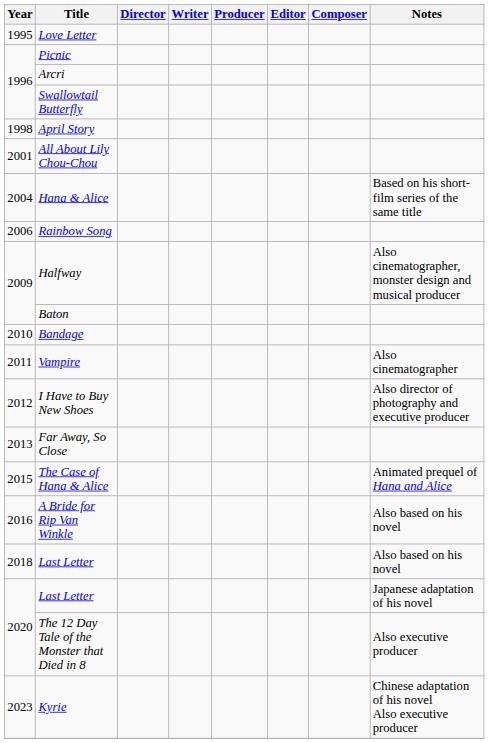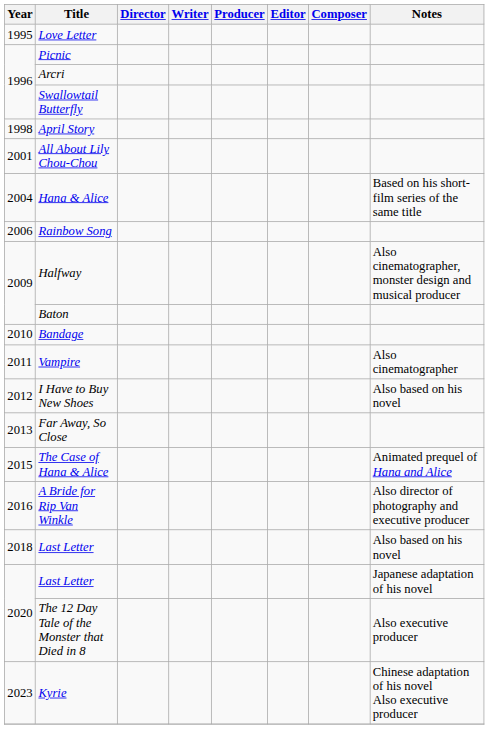(421, 403) Also director of photography and executive producer -> (417, 395) Also based on his novel
(417, 520) Also based on his novel -> (421, 505) Also director of photography and executive producer
